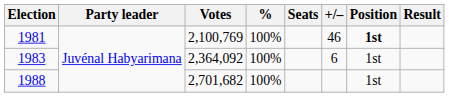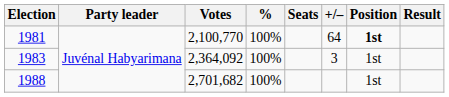(216, 37) 2,100,769 -> (216, 37) 2,100,770
(334, 37) 46 -> (334, 37) 64
(334, 59) 6 -> (334, 59) 3
